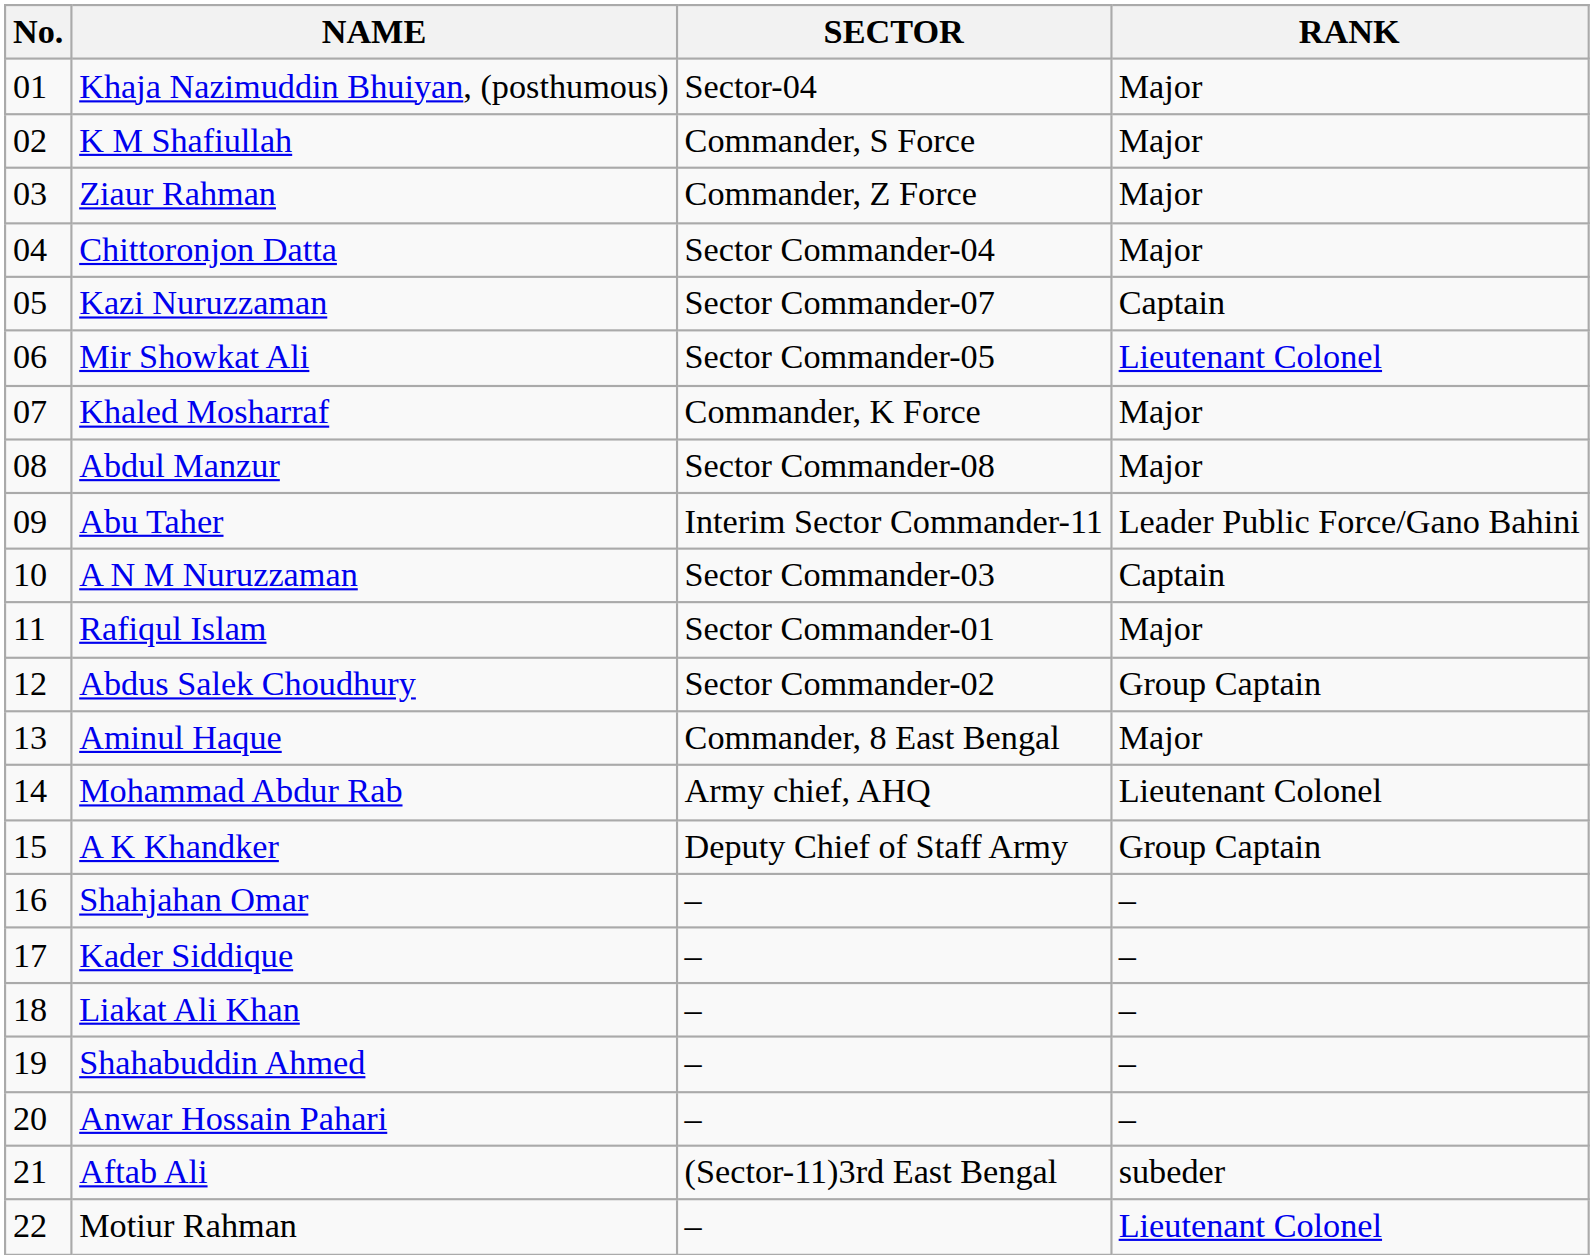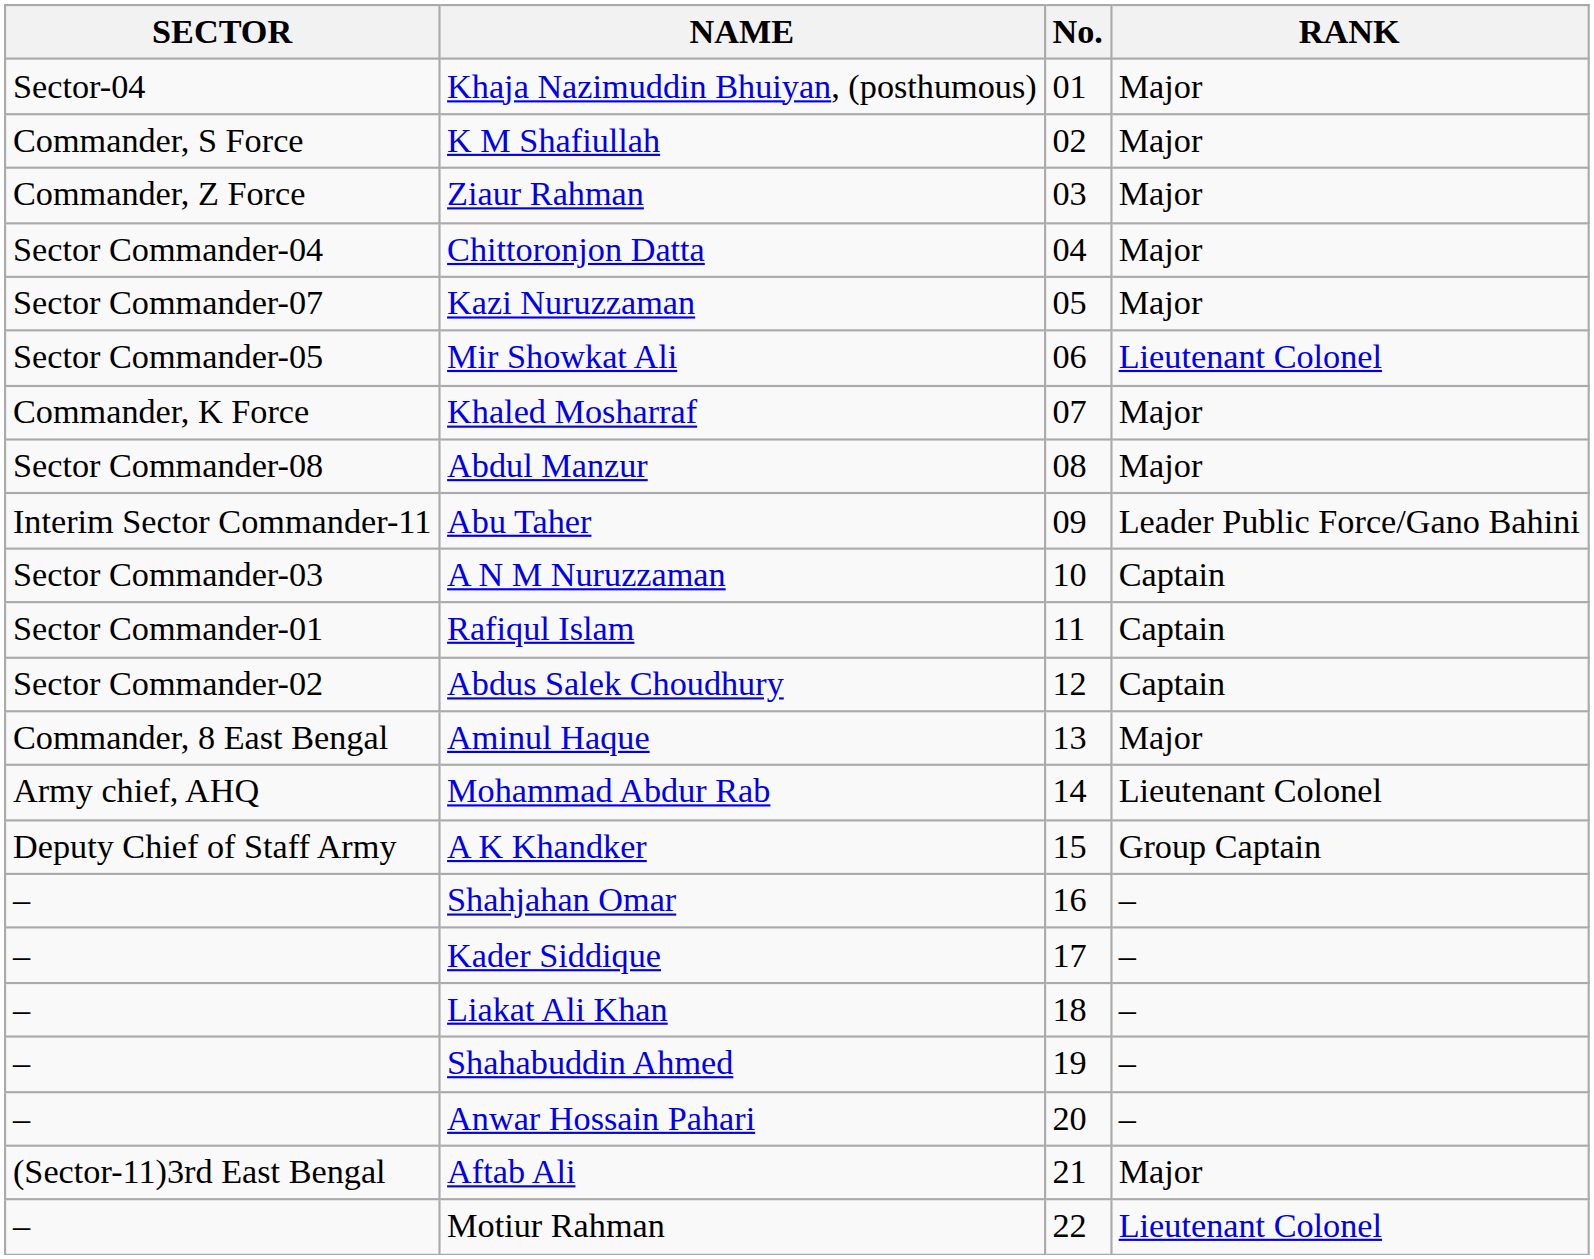columns swapped: (38, 31) <-> (894, 31)
(1172, 303) Captain -> (1161, 303) Major
(1161, 628) Major -> (1172, 628) Captain
(1220, 683) Group Captain -> (1172, 683) Captain
(1172, 1172) subeder -> (1161, 1172) Major
